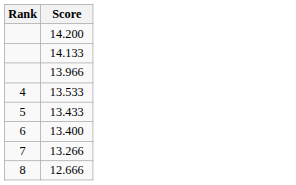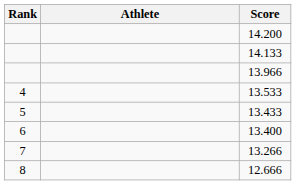+ column: (140, 14)
